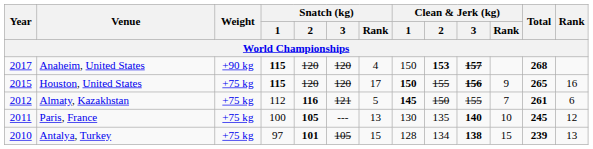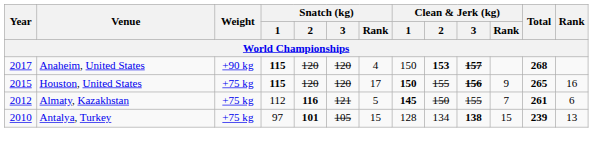- row: (68, 118)
